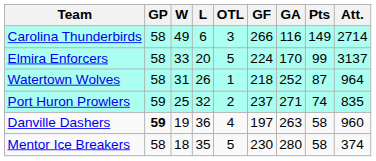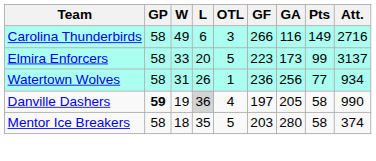(352, 36) 2714 -> (352, 36) 2716
(262, 58) 224 -> (262, 58) 223
(291, 58) 170 -> (291, 58) 173
(262, 79) 218 -> (262, 79) 236
(291, 79) 252 -> (291, 79) 256
(320, 79) 87 -> (320, 79) 77
(352, 79) 964 -> (352, 79) 934
- row: (69, 101)
(203, 123) no background -> (203, 101) lightgrey background
(291, 123) 263 -> (291, 101) 205
(352, 123) 960 -> (352, 101) 990
(262, 144) 230 -> (262, 123) 203
